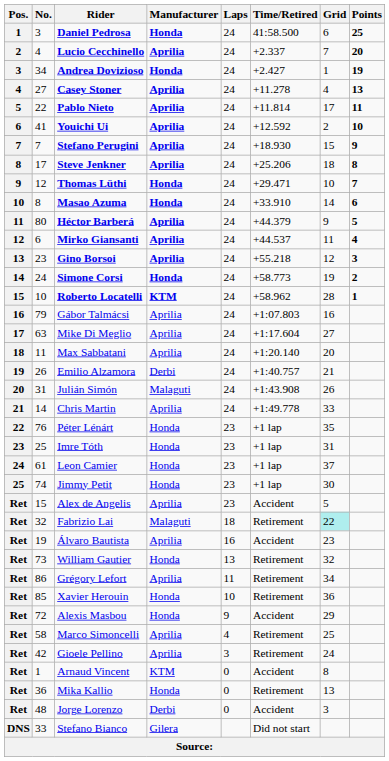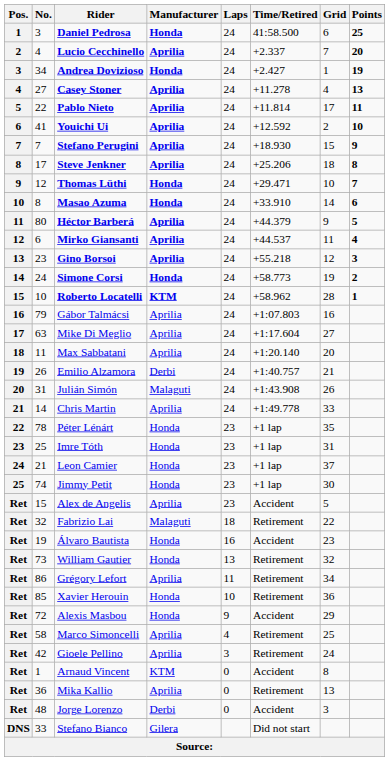(41, 427) 76 -> (41, 427) 78
(41, 465) 61 -> (41, 465) 21
(329, 521) paleturquoise background -> (329, 521) no background
(166, 540) Aprilia -> (165, 540) Honda
(165, 690) Honda -> (166, 690) Aprilia
